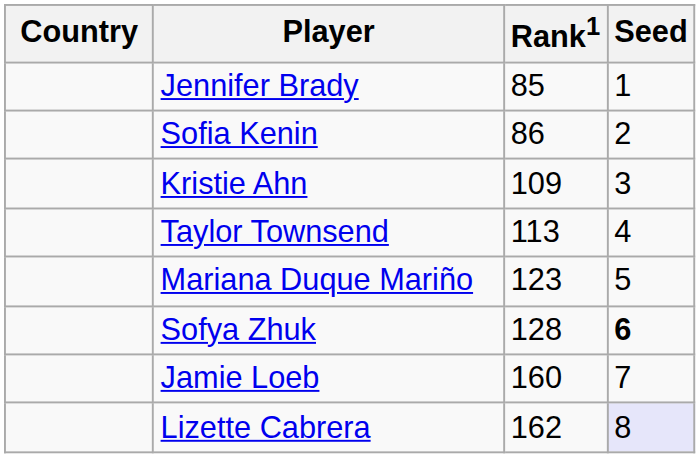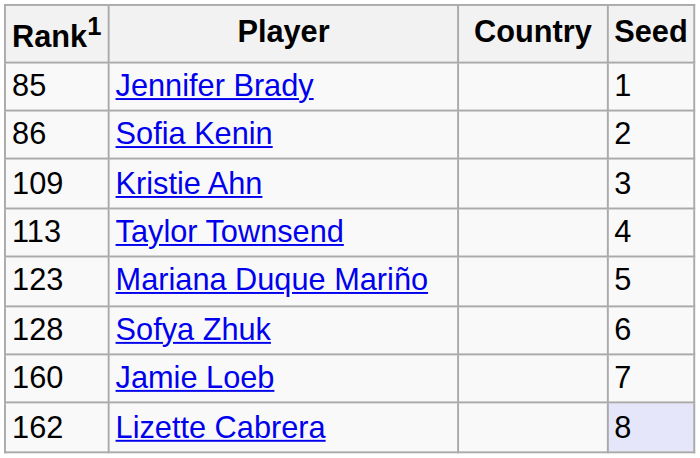columns swapped: (79, 32) <-> (555, 33)
(623, 329) bold -> (623, 329) normal
